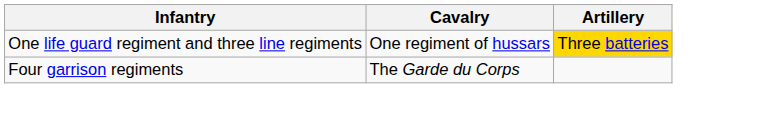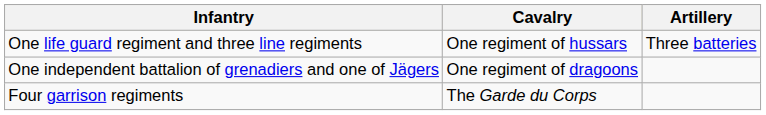(613, 43) gold background -> (701, 43) no background
+ row: (224, 69)
